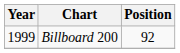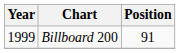(148, 37) 92 -> (148, 37) 91
